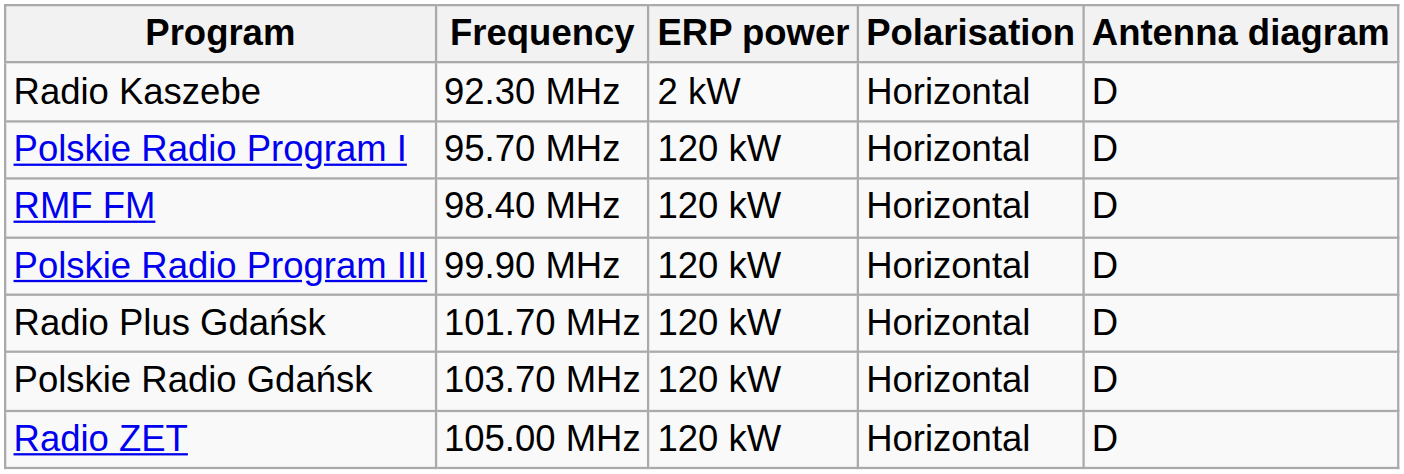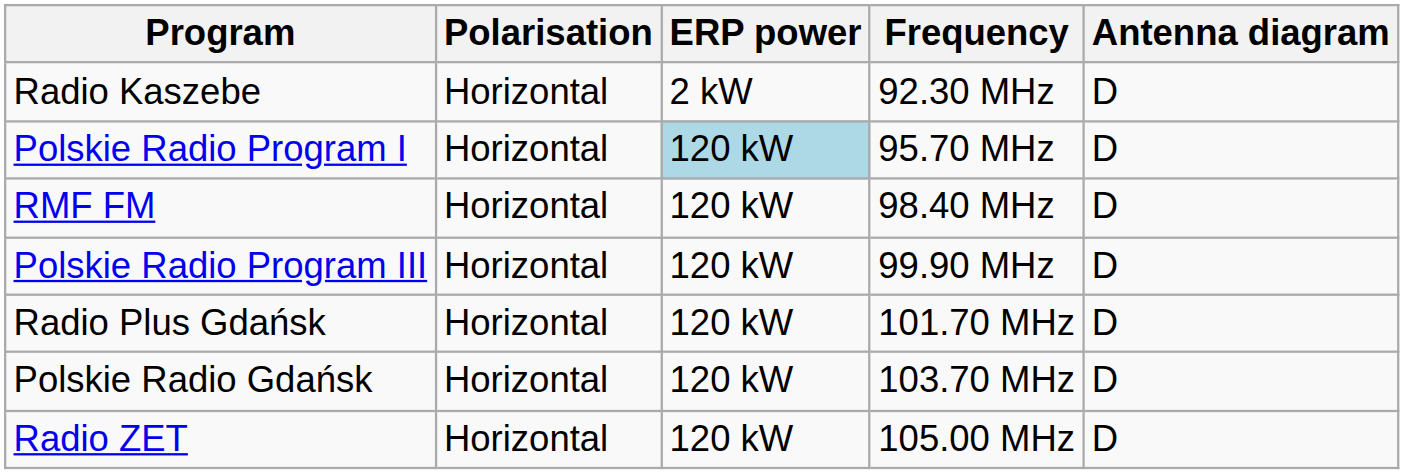columns swapped: (542, 33) <-> (971, 33)
(719, 149) no background -> (731, 149) lightblue background
